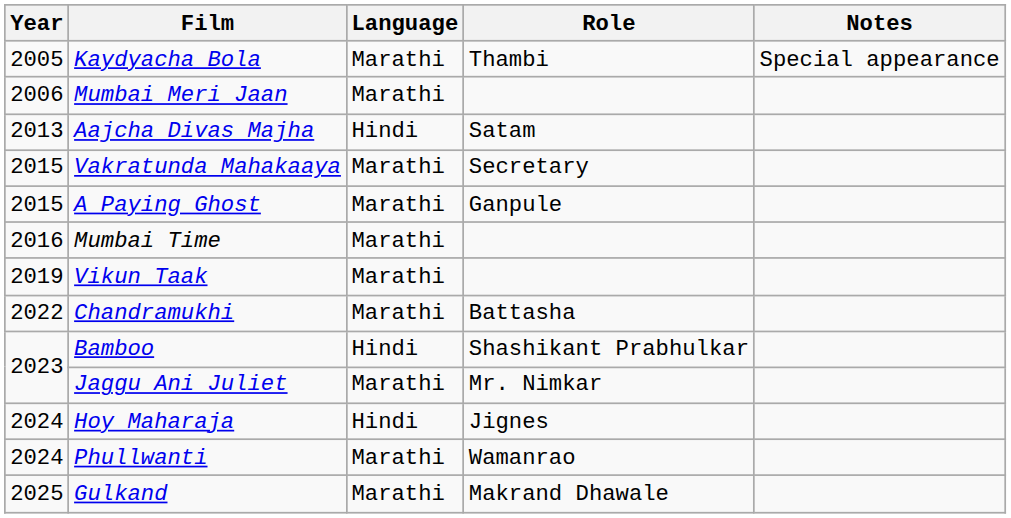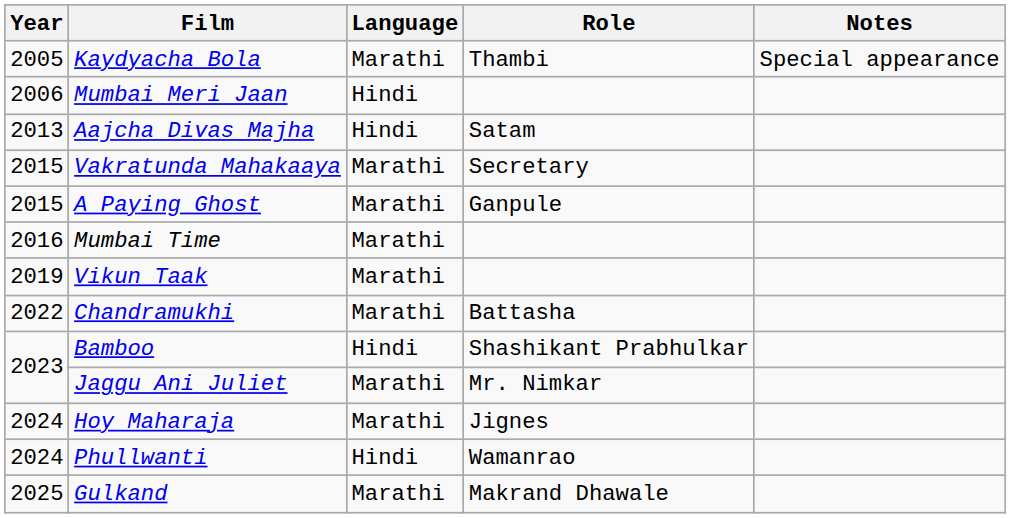(398, 95) Marathi -> (385, 95) Hindi
(385, 422) Hindi -> (398, 422) Marathi
(398, 458) Marathi -> (385, 458) Hindi
